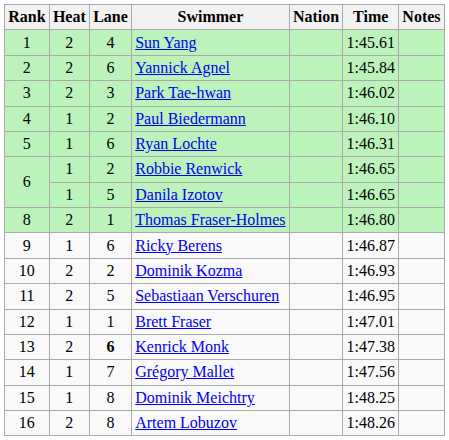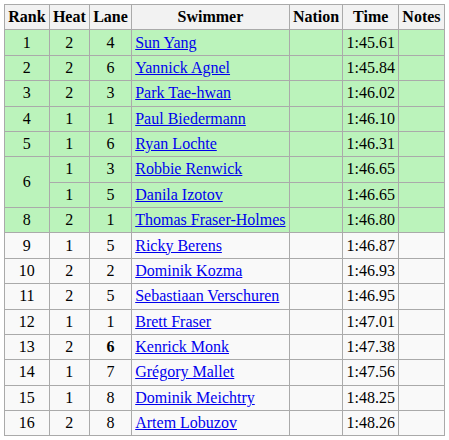(110, 118) 2 -> (110, 118) 1
(110, 169) 2 -> (110, 169) 3
(110, 245) 6 -> (110, 245) 5
